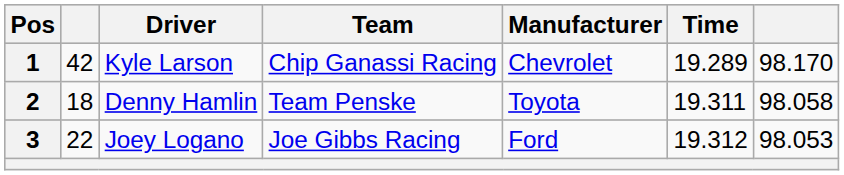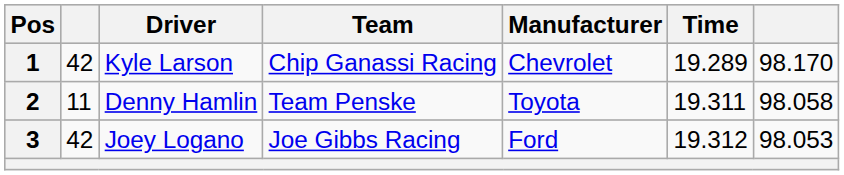(80, 101) 18 -> (79, 101) 11
(80, 140) 22 -> (80, 140) 42
